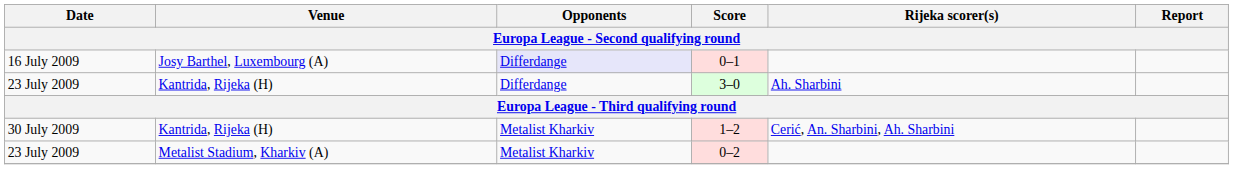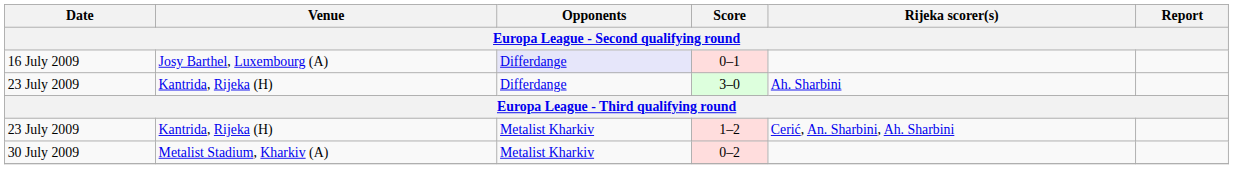(43, 130) 30 July 2009 -> (43, 130) 23 July 2009
(43, 152) 23 July 2009 -> (43, 152) 30 July 2009
